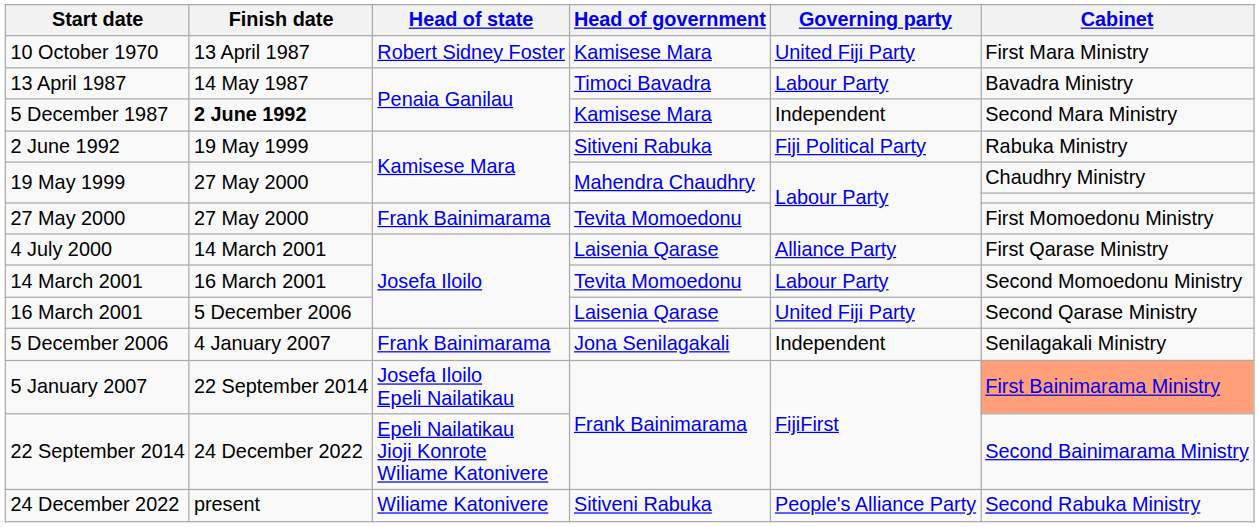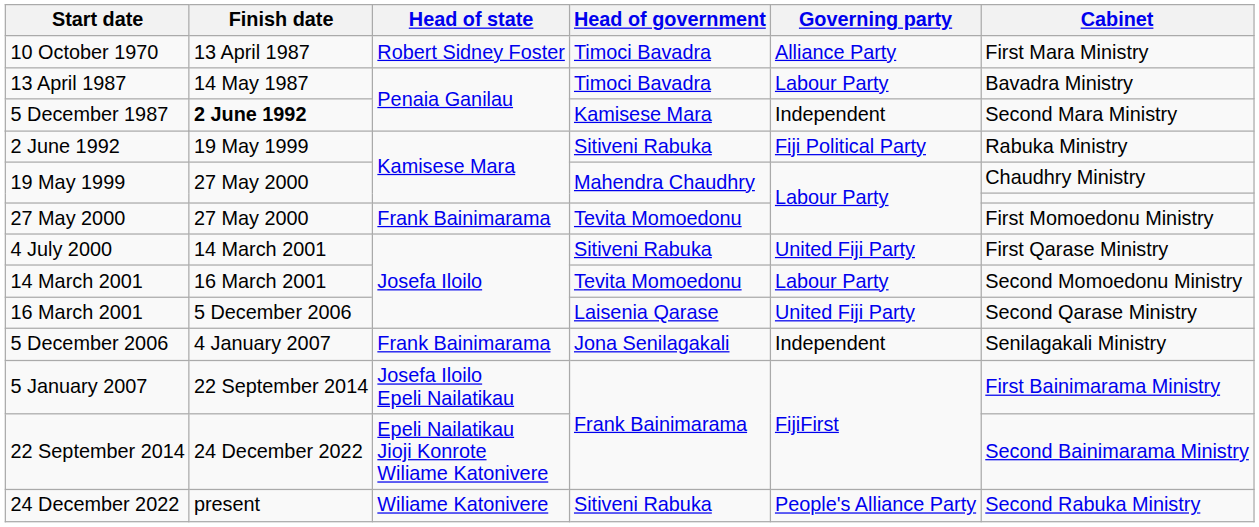(643, 51) Kamisese Mara -> (643, 51) Timoci Bavadra
(845, 51) United Fiji Party -> (836, 51) Alliance Party
(646, 249) Laisenia Qarase -> (643, 249) Sitiveni Rabuka
(836, 249) Alliance Party -> (845, 249) United Fiji Party
(1103, 386) lightsalmon background -> (1103, 386) no background
